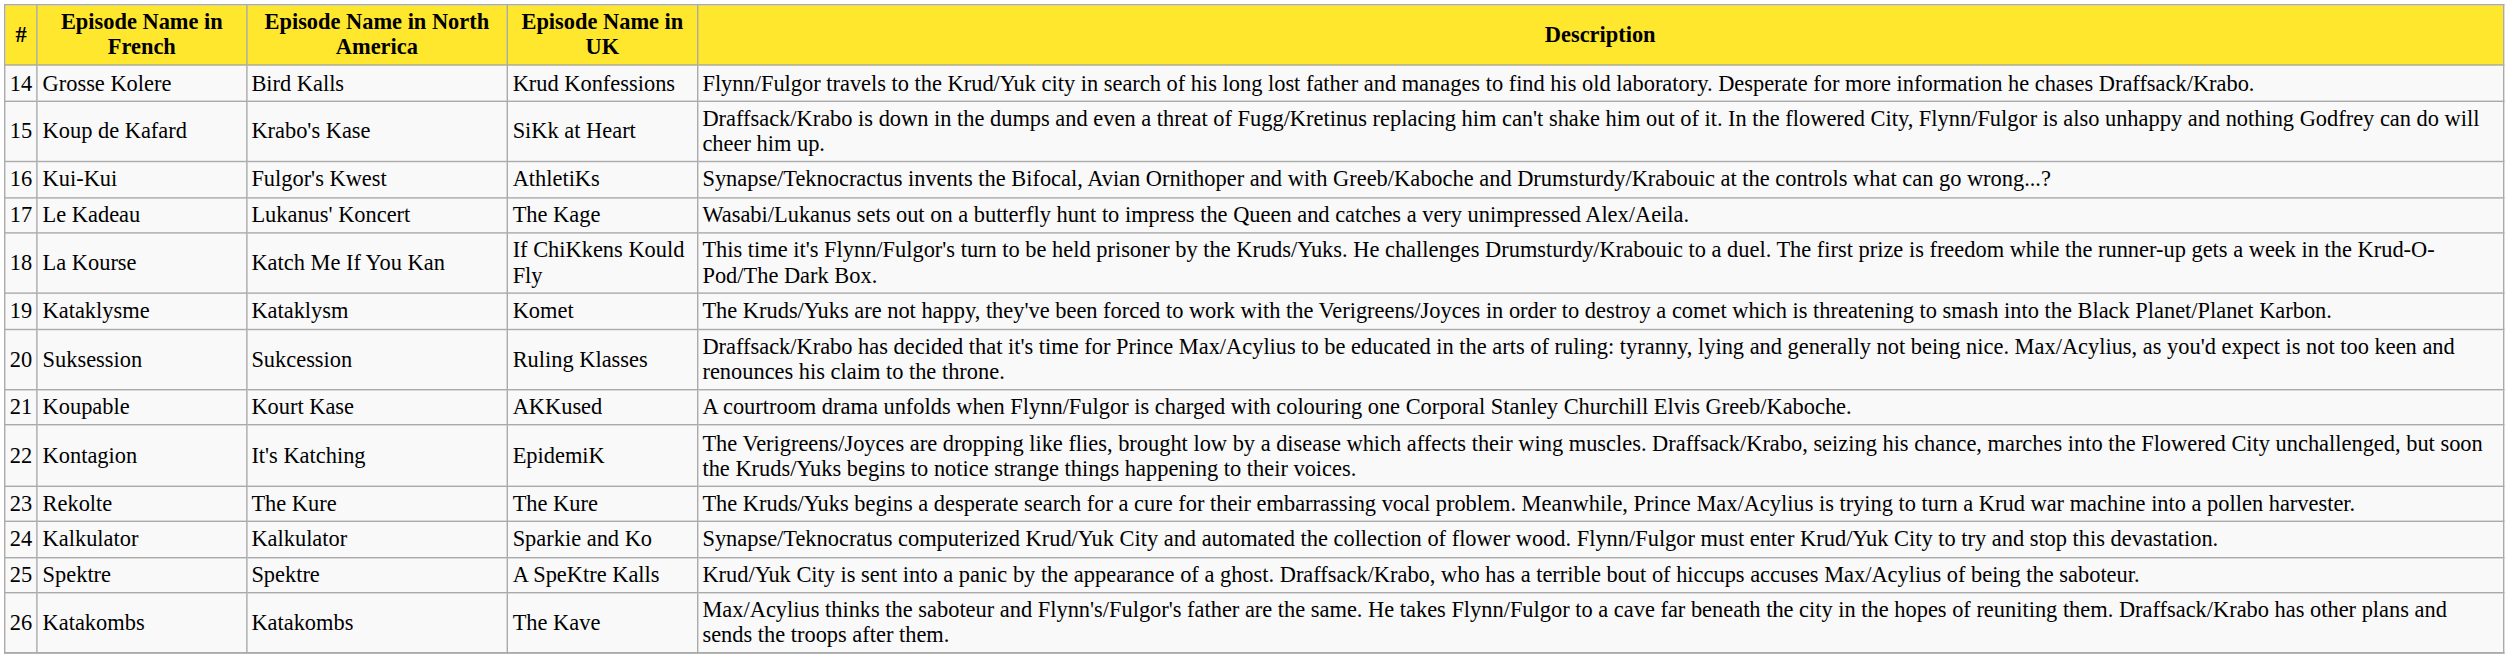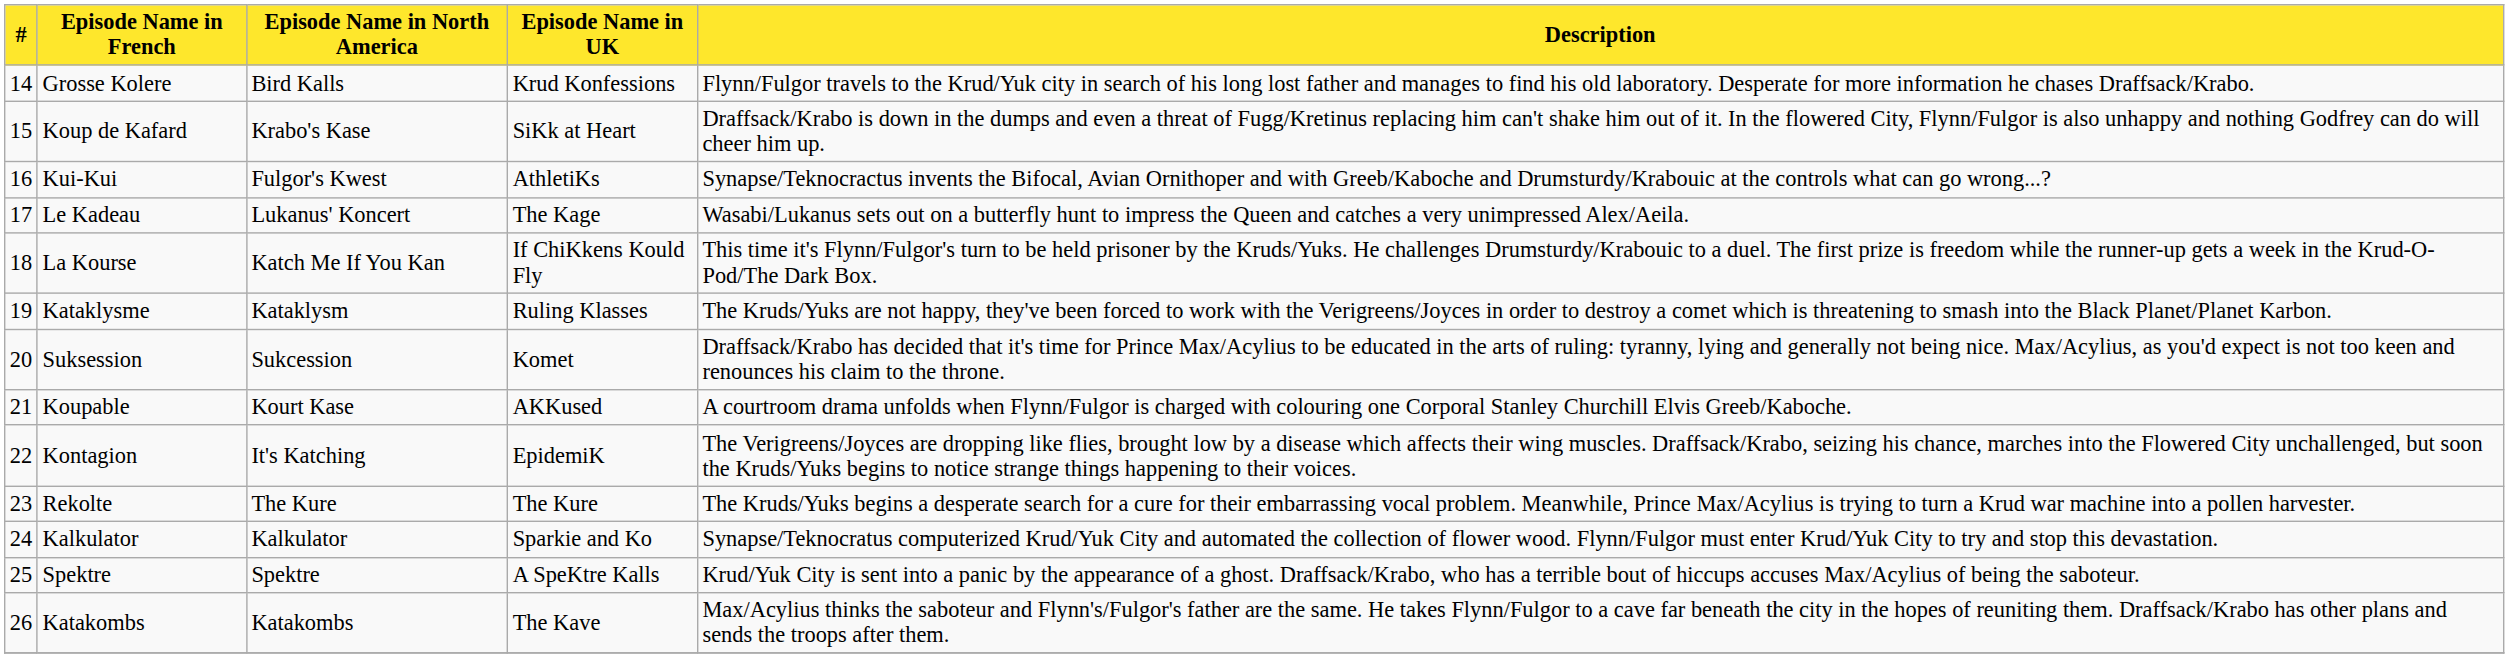(543, 311) Komet -> (580, 311) Ruling Klasses
(580, 359) Ruling Klasses -> (543, 359) Komet
